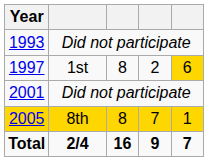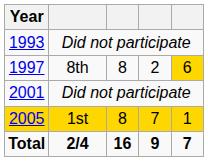(78, 67) 1st -> (78, 67) 8th
(78, 118) 8th -> (78, 118) 1st
